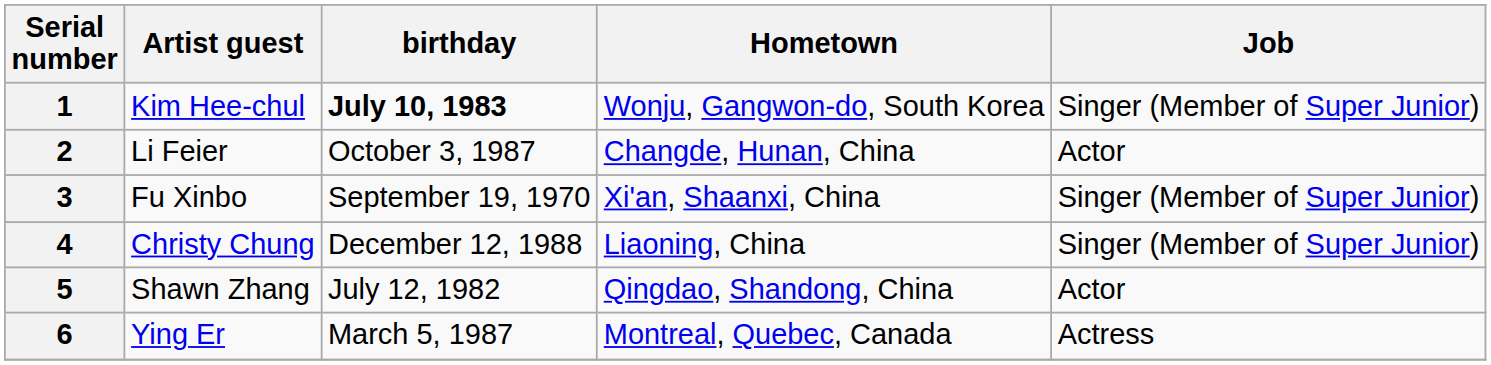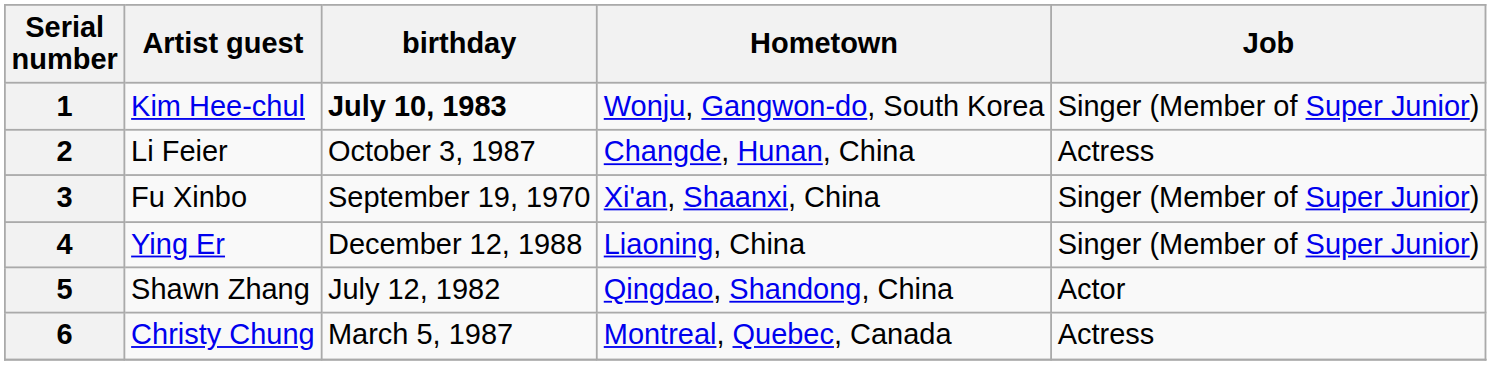(1091, 151) Actor -> (1106, 151) Actress
(223, 243) Christy Chung -> (178, 243) Ying Er
(178, 335) Ying Er -> (223, 335) Christy Chung
